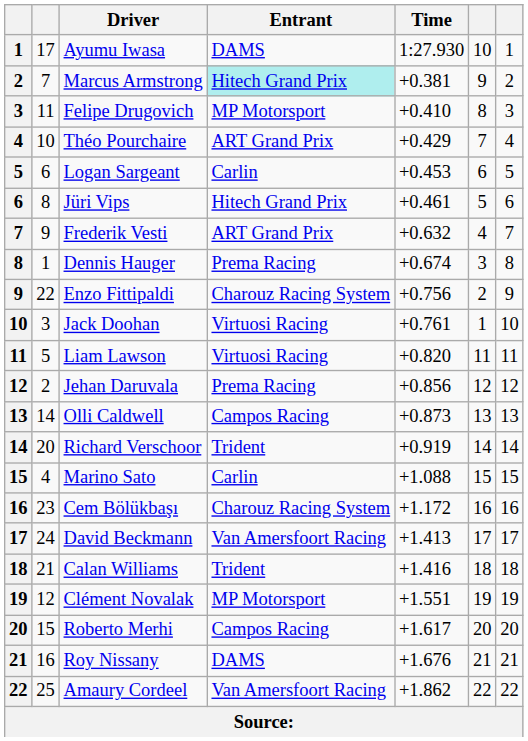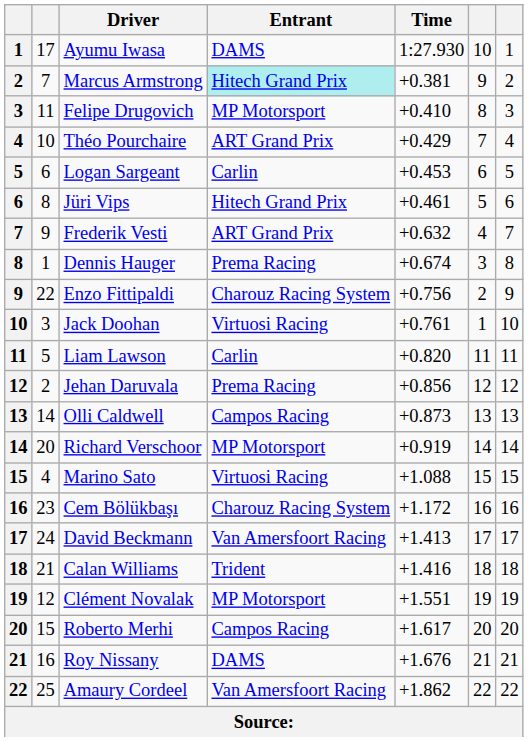(270, 355) Virtuosi Racing -> (235, 355) Carlin
(238, 446) Trident -> (268, 446) MP Motorsport
(235, 477) Carlin -> (270, 477) Virtuosi Racing
